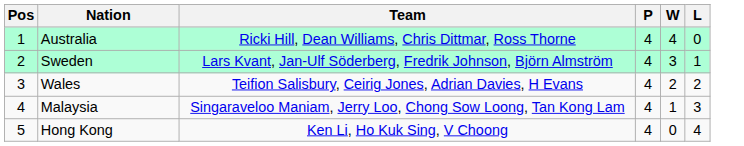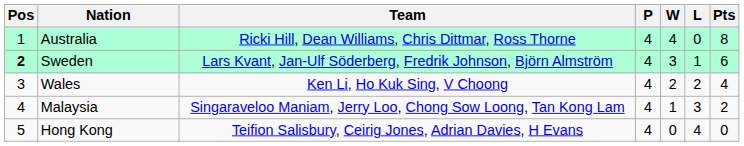+ column: (724, 15)
(21, 61) normal -> (21, 61) bold
(407, 84) Teifion Salisbury, Ceirig Jones, Adrian Davies, H Evans -> (407, 84) Ken Li, Ho Kuk Sing, V Choong
(407, 130) Ken Li, Ho Kuk Sing, V Choong -> (407, 130) Teifion Salisbury, Ceirig Jones, Adrian Davies, H Evans
